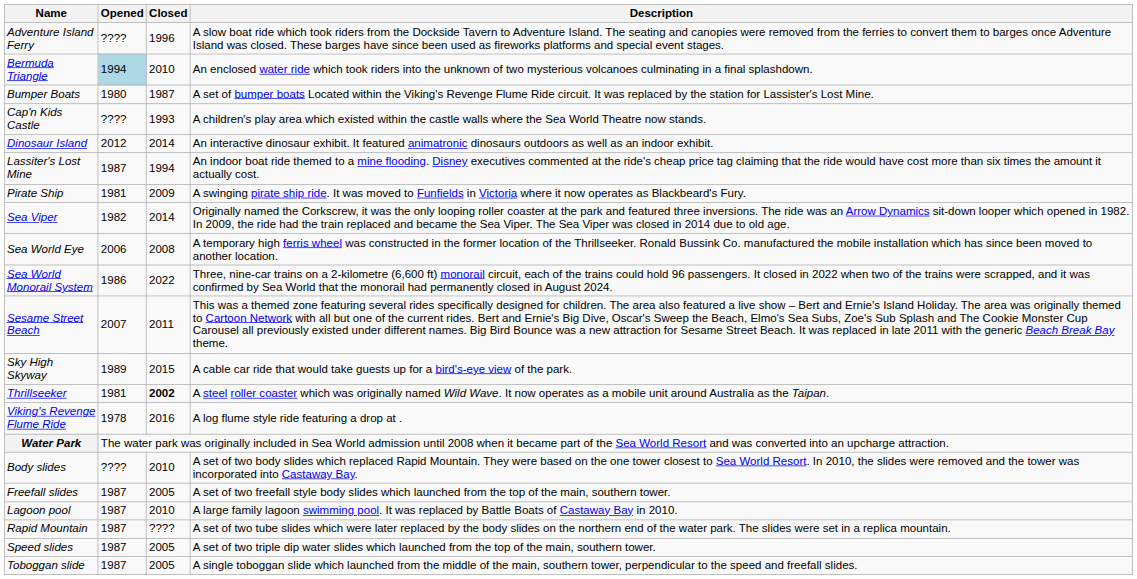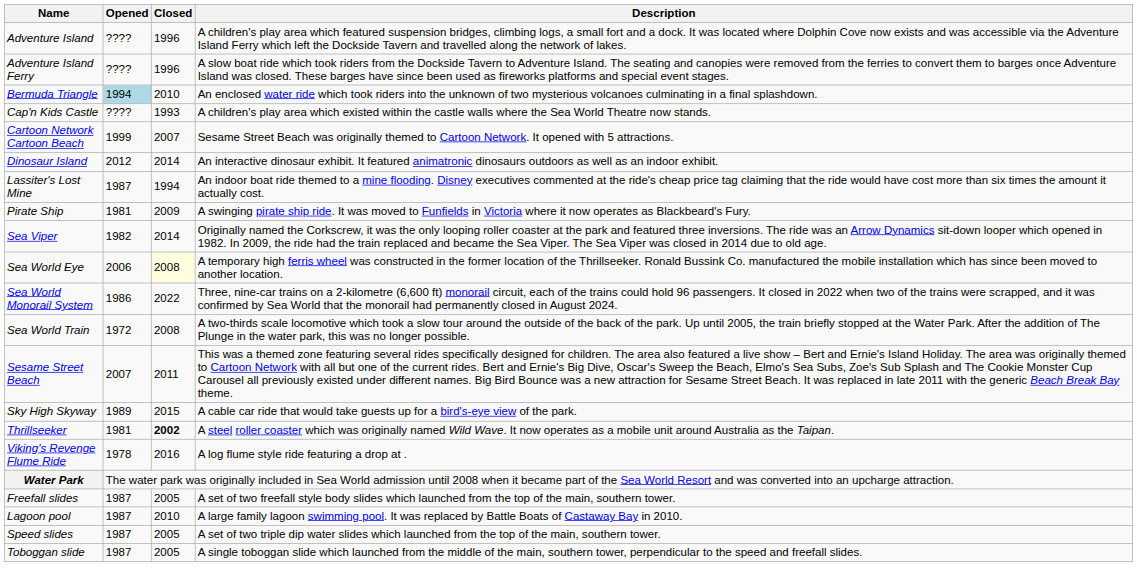+ row: (50, 38)
- row: (44, 94)
+ row: (50, 137)
(162, 249) no background -> (167, 267) lightyellow background
+ row: (48, 330)
- row: (36, 467)
- row: (47, 529)
